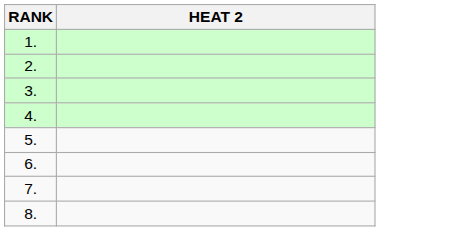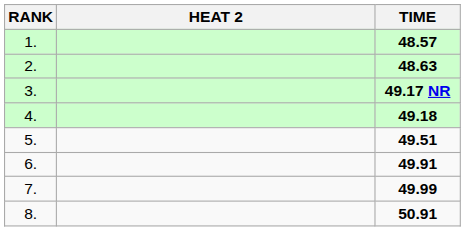+ column: (418, 17)
